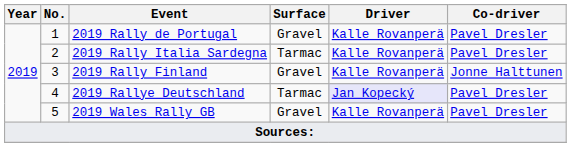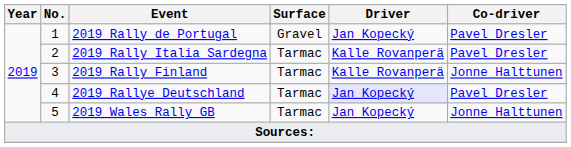(388, 34) Kalle Rovanperä -> (373, 34) Jan Kopecký
(299, 73) Gravel -> (299, 73) Tarmac
(299, 113) Gravel -> (299, 113) Tarmac
(388, 113) Kalle Rovanperä -> (373, 113) Jan Kopecký
(499, 113) Pavel Dresler -> (506, 113) Jonne Halttunen
